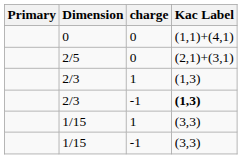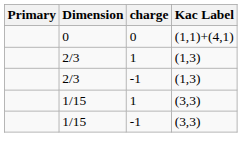- row: (71, 57)
(188, 100) bold -> (188, 79) normal
